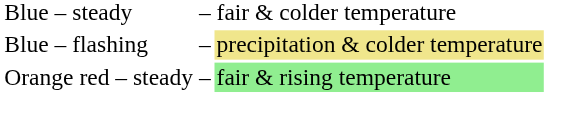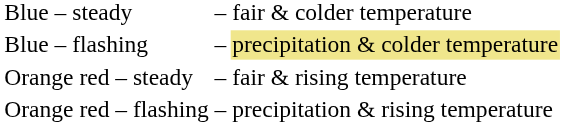(334, 77) lightgreen background -> (349, 77) no background
+ row: (107, 109)
